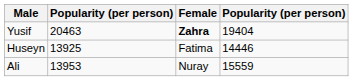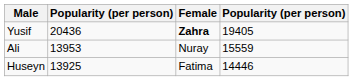(66, 31) 20463 -> (66, 31) 20436
(238, 31) 19404 -> (238, 31) 19405
rows swapped: (13, 66) <-> (26, 48)
